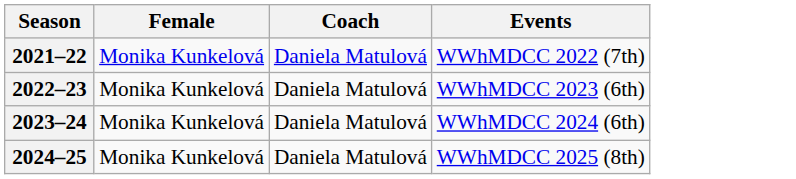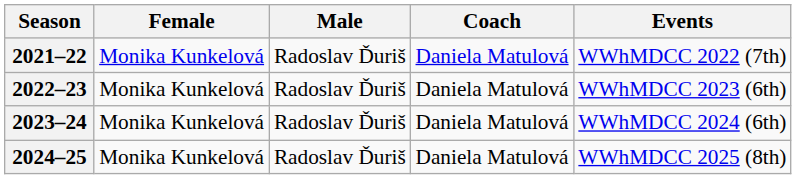+ column: (340, 21)
